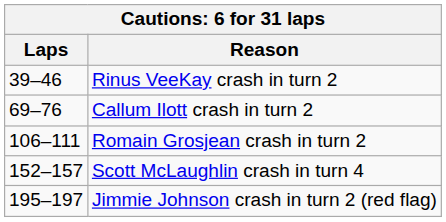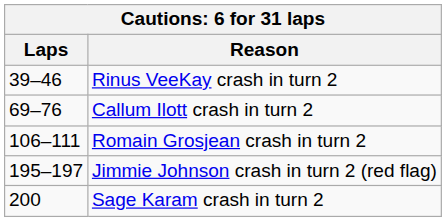- row: (228, 170)
+ row: (208, 200)
